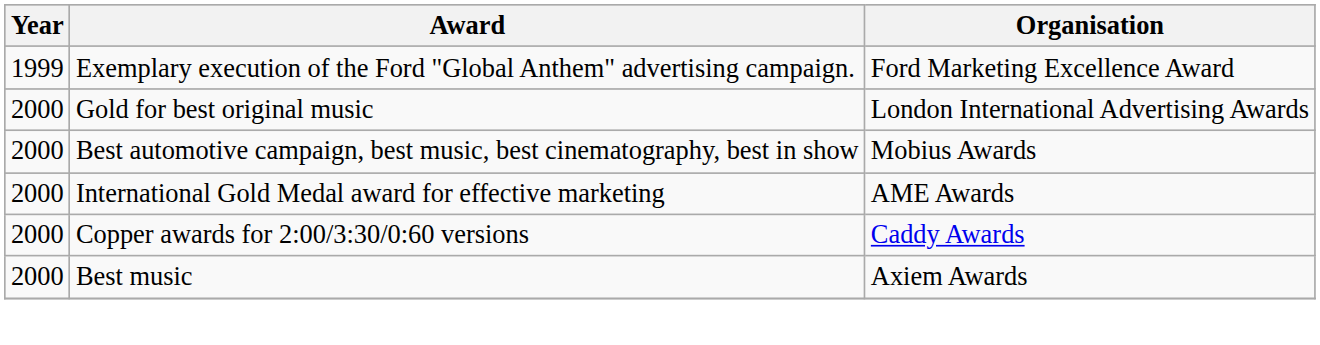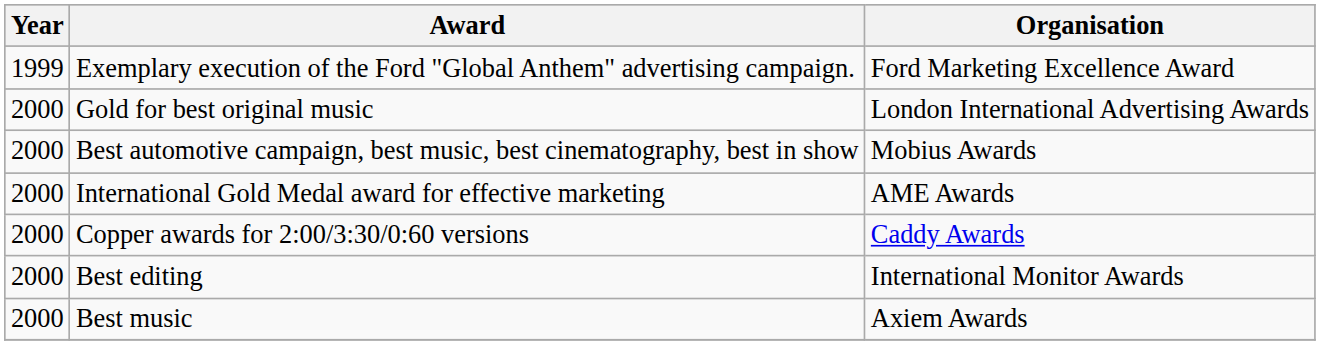+ row: (139, 276)
